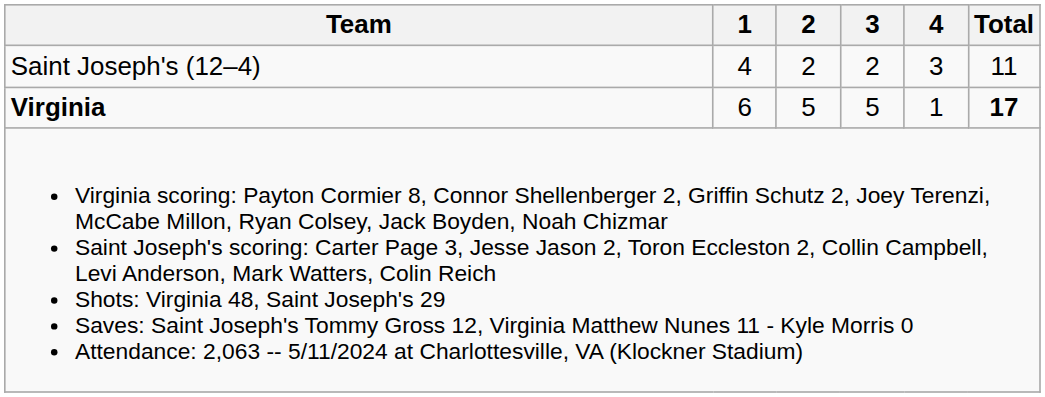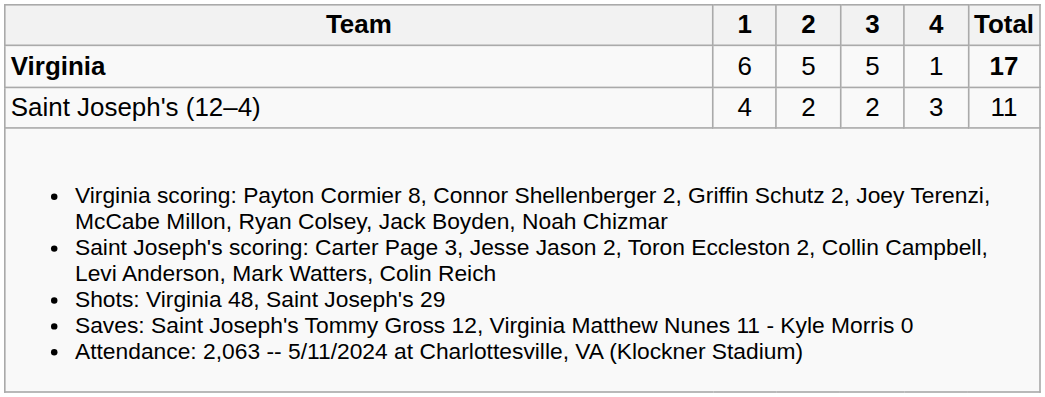rows swapped: (58, 107) <-> (136, 66)
